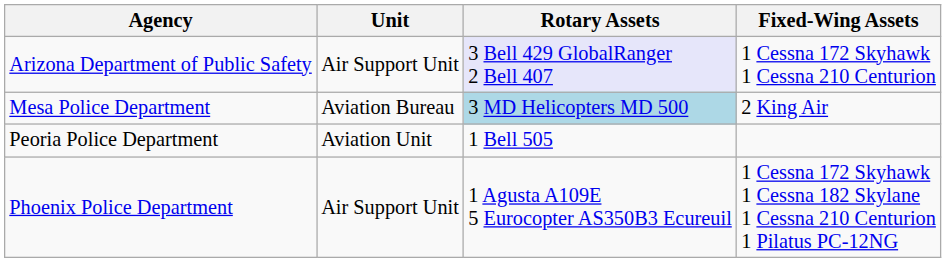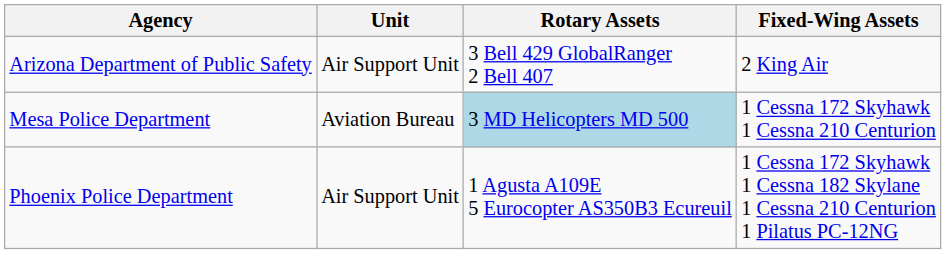(570, 64) lavender background -> (570, 64) no background
(839, 64) 1 Cessna 172 Skyhawk 1 Cessna 210 Centurion -> (785, 64) 2 King Air
(785, 107) 2 King Air -> (839, 119) 1 Cessna 172 Skyhawk 1 Cessna 210 Centurion
- row: (114, 140)
